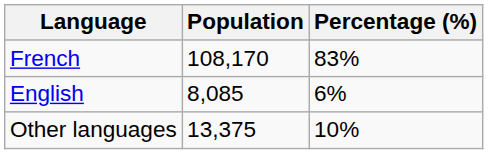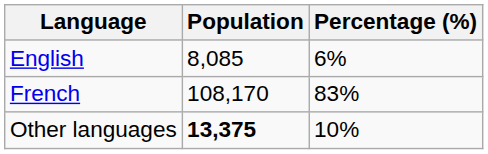rows swapped: (45, 58) <-> (47, 93)
(222, 129) normal -> (222, 129) bold
